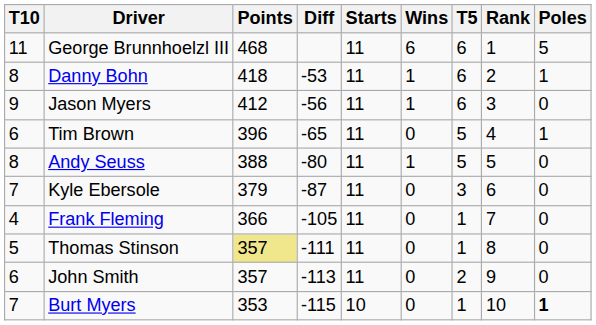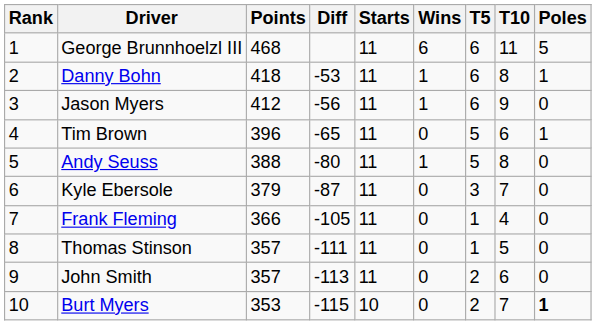columns swapped: (508, 18) <-> (24, 18)
(253, 248) khaki background -> (266, 248) no background
(462, 305) 1 -> (475, 305) 2
